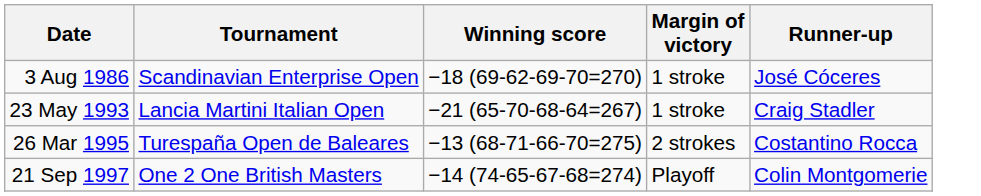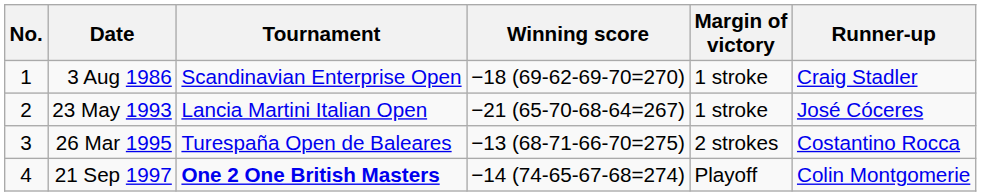+ column: (26, 33)
(817, 77) José Cóceres -> (857, 77) Craig Stadler
(814, 110) Craig Stadler -> (860, 110) José Cóceres
(260, 175) normal -> (311, 175) bold
